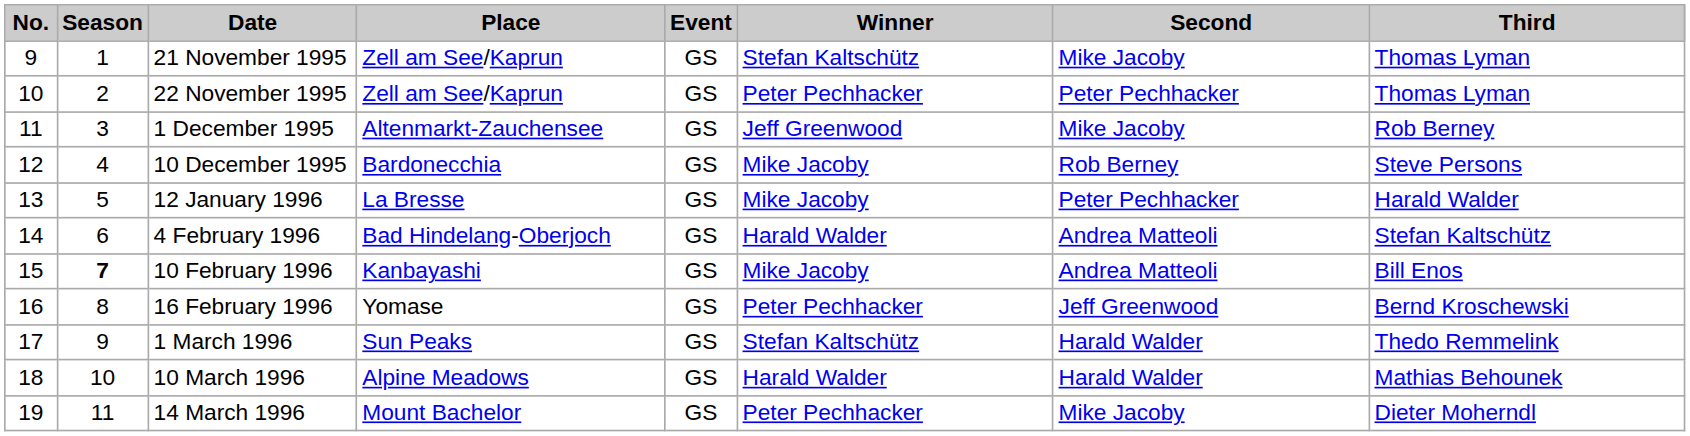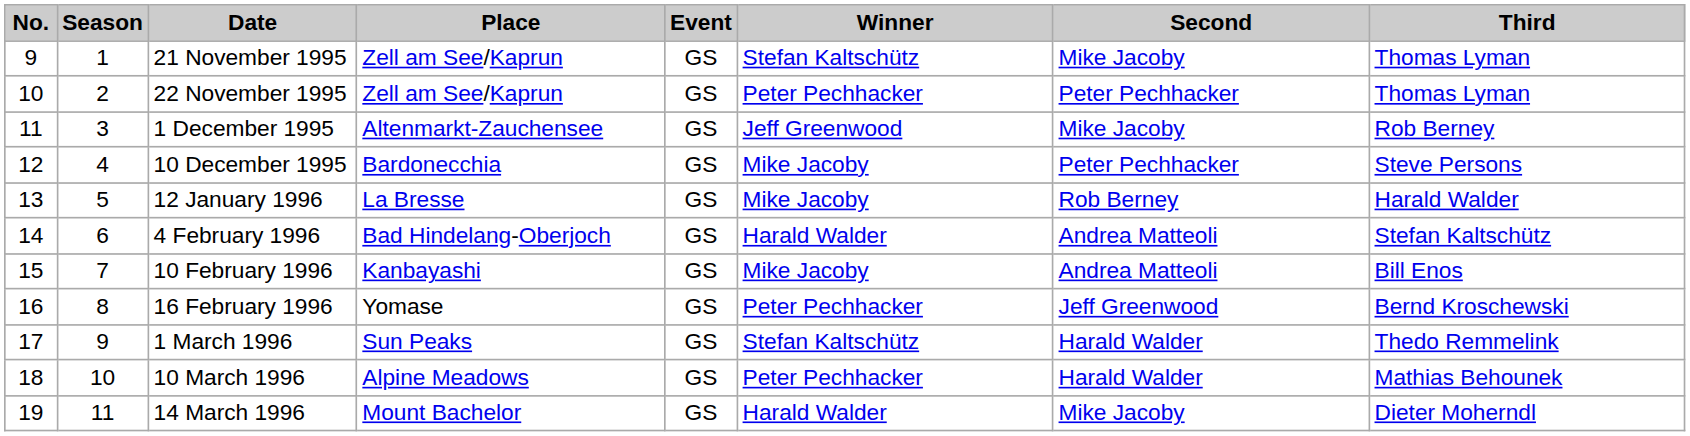(1118, 164) Rob Berney -> (1149, 164) Peter Pechhacker
(1149, 200) Peter Pechhacker -> (1118, 200) Rob Berney
(103, 271) bold -> (103, 271) normal
(815, 377) Harald Walder -> (833, 377) Peter Pechhacker
(833, 413) Peter Pechhacker -> (815, 413) Harald Walder
